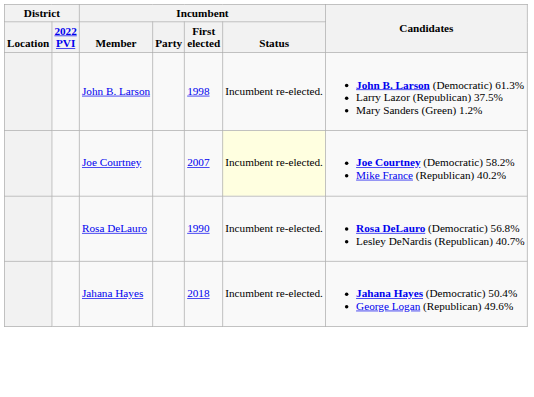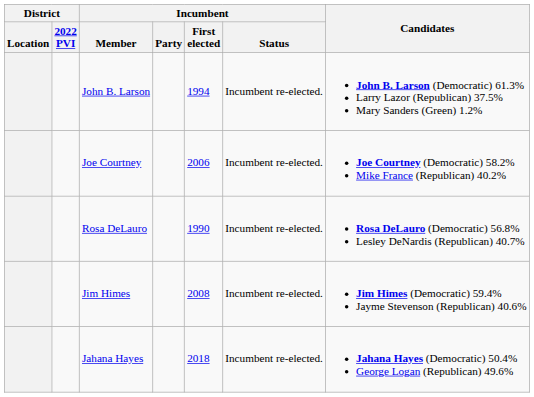(198, 91) 1998 -> (198, 91) 1994
(198, 163) 2007 -> (198, 163) 2006
(274, 163) lightyellow background -> (274, 163) no background
+ row: (106, 293)
